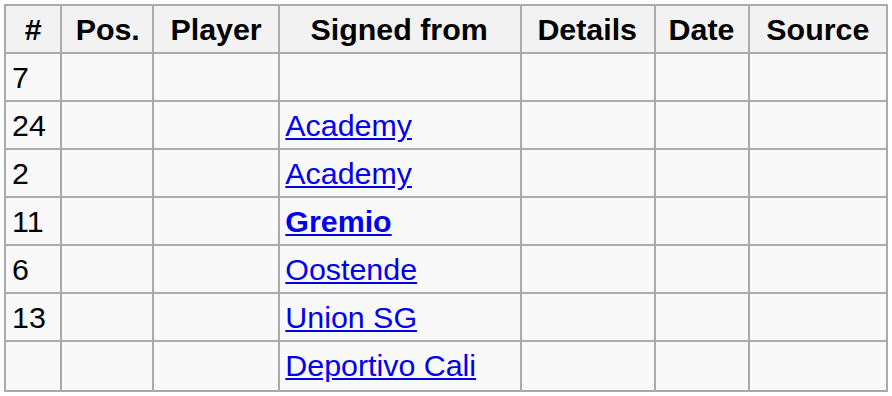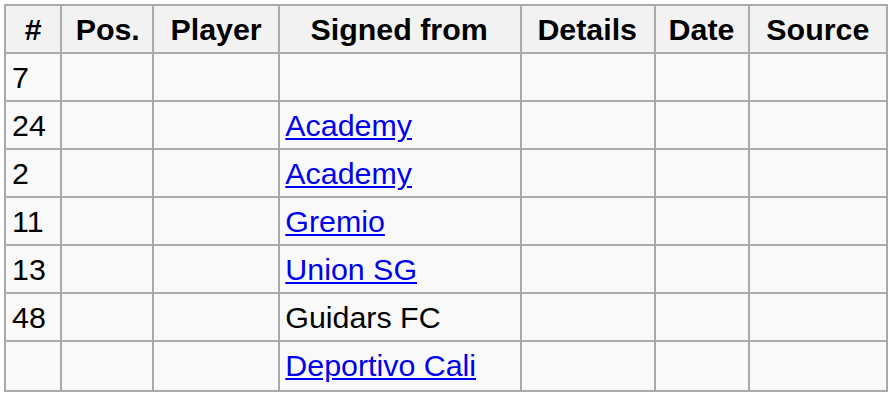(338, 222) bold -> (335, 222) normal
- row: (21, 270)
+ row: (29, 318)
